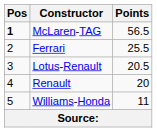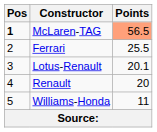(138, 31) no background -> (138, 31) lightsalmon background
(138, 66) 20.5 -> (138, 66) 20.1
